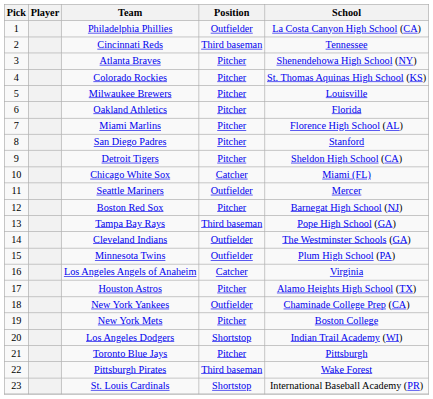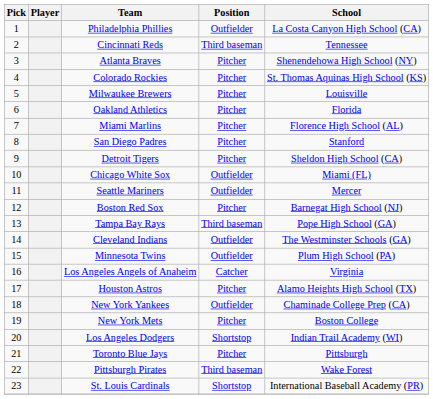(232, 175) Catcher -> (232, 175) Outfielder
